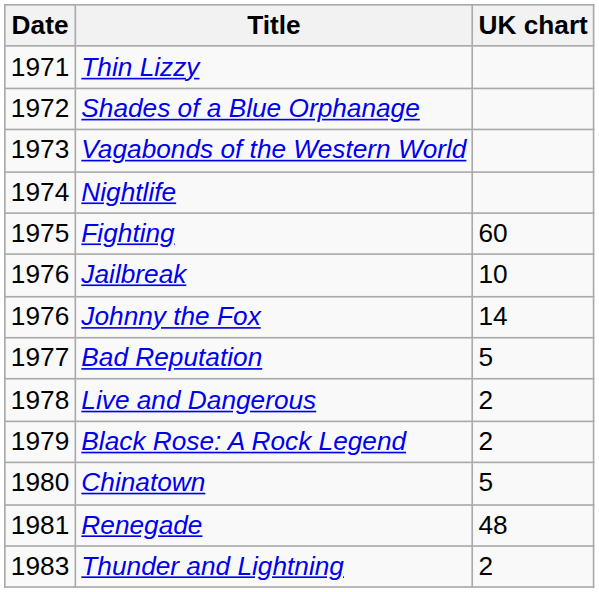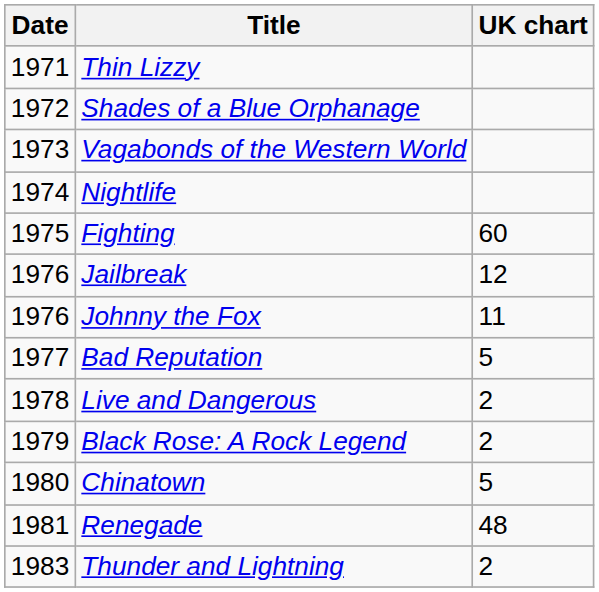(493, 274) 10 -> (493, 274) 12
(493, 316) 14 -> (492, 316) 11
